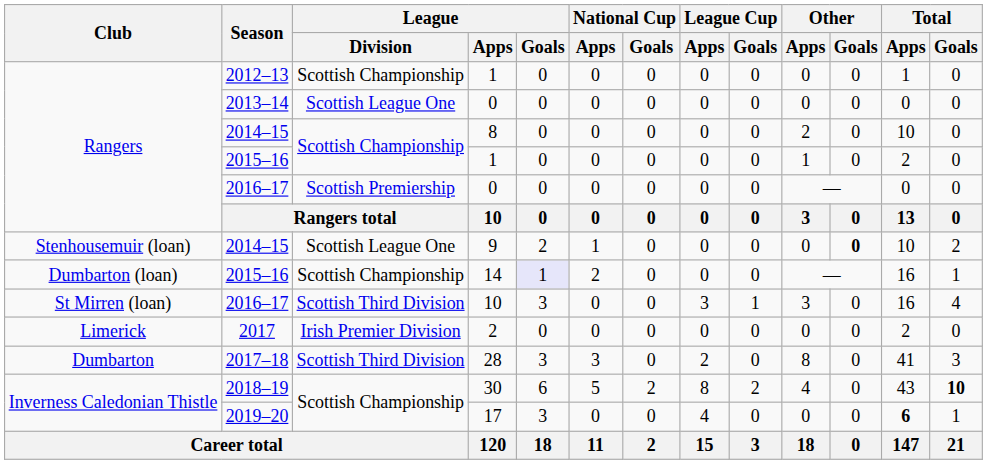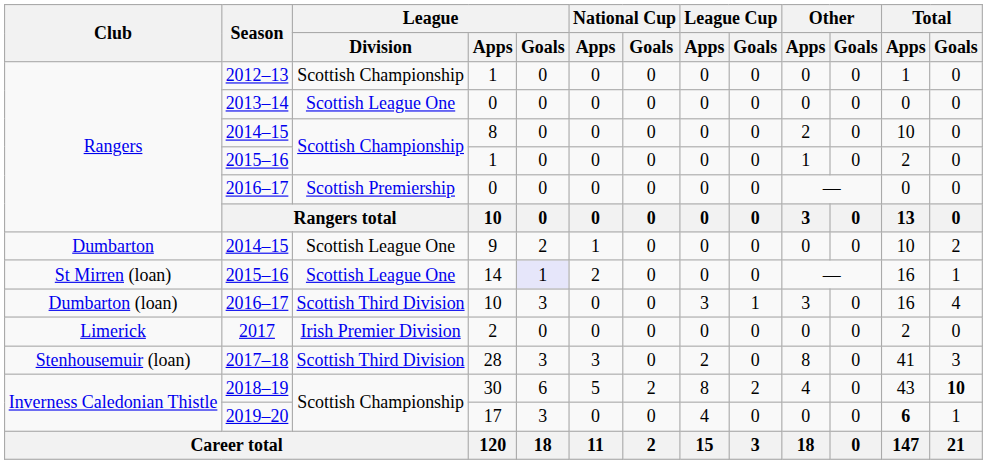(113, 246) Stenhousemuir (loan) -> (113, 246) Dumbarton
(856, 246) bold -> (856, 246) normal
(113, 274) Dumbarton (loan) -> (113, 274) St Mirren (loan)
(381, 274) Scottish Championship -> (381, 274) Scottish League One
(113, 302) St Mirren (loan) -> (113, 302) Dumbarton (loan)
(113, 359) Dumbarton -> (113, 359) Stenhousemuir (loan)
